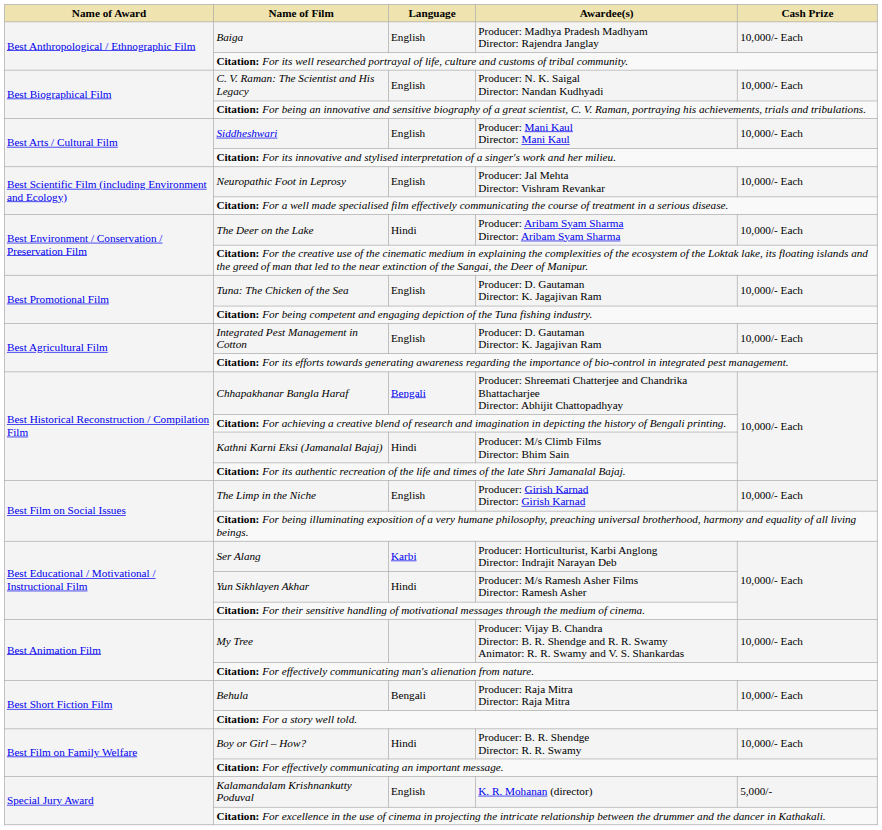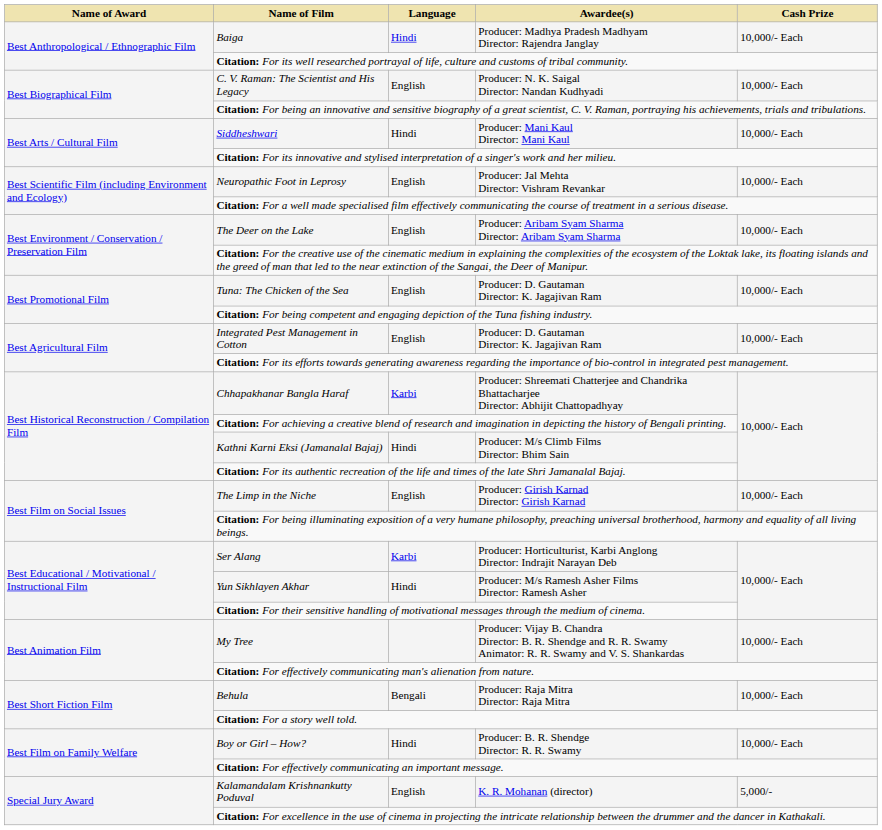(408, 37) English -> (404, 37) Hindi
(408, 133) English -> (404, 133) Hindi
(404, 229) Hindi -> (408, 229) English
(408, 393) Bengali -> (404, 393) Karbi
